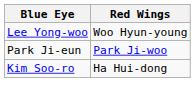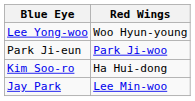+ row: (34, 86)
